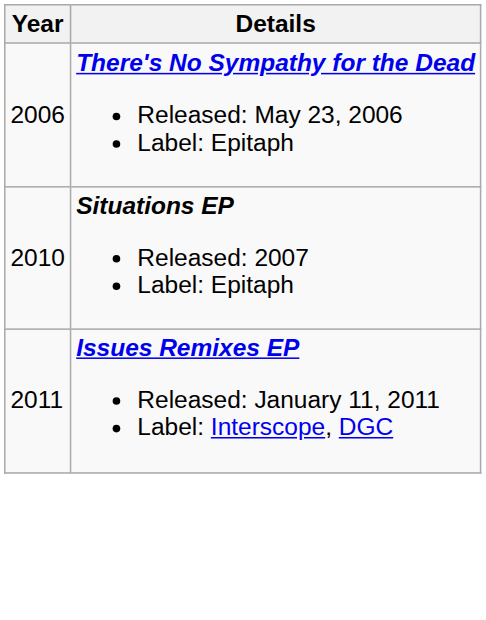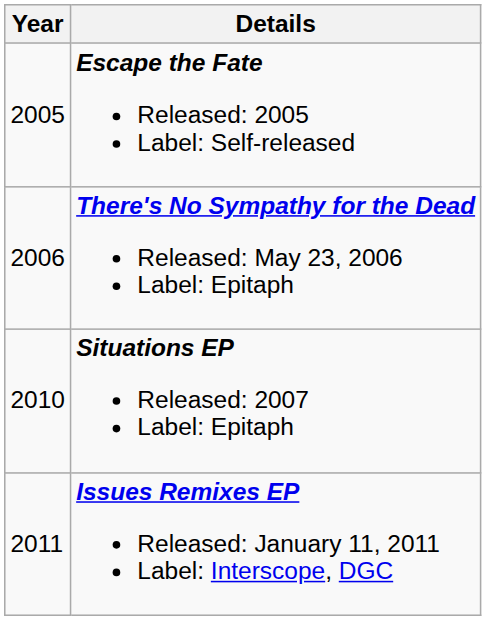+ row: (276, 103)
